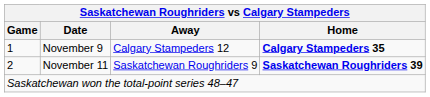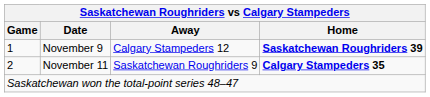(324, 48) Calgary Stampeders 35 -> (343, 48) Saskatchewan Roughriders 39
(343, 65) Saskatchewan Roughriders 39 -> (324, 65) Calgary Stampeders 35
